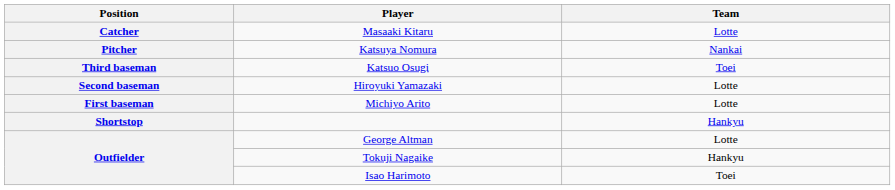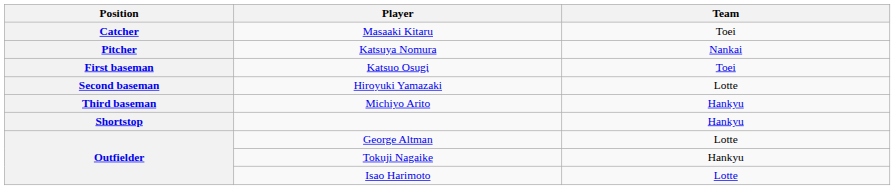(726, 31) Lotte -> (726, 31) Toei
(119, 67) Third baseman -> (119, 67) First baseman
(119, 103) First baseman -> (119, 103) Third baseman
(726, 103) Lotte -> (726, 103) Hankyu
(726, 175) Toei -> (726, 175) Lotte
